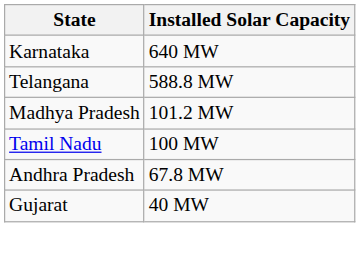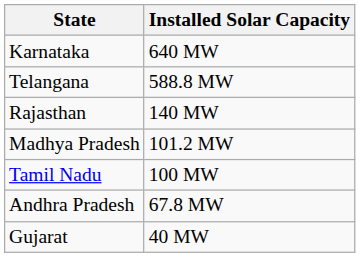+ row: (48, 112)
